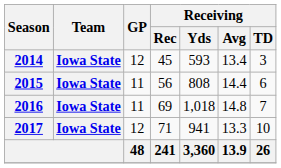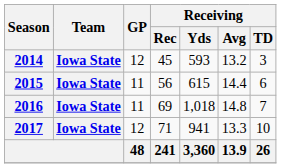(234, 60) 13.4 -> (234, 60) 13.2
(199, 83) 808 -> (199, 83) 615
